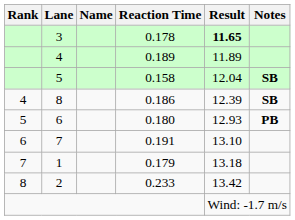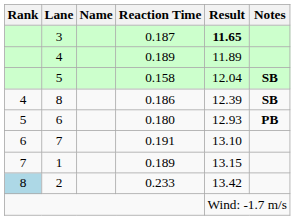(160, 36) 0.178 -> (160, 36) 0.187
(160, 162) 0.179 -> (160, 162) 0.189
(227, 162) 13.18 -> (227, 162) 13.15
(23, 183) no background -> (23, 183) lightblue background
